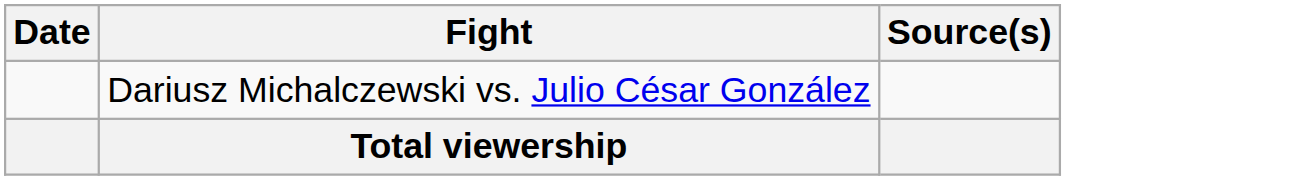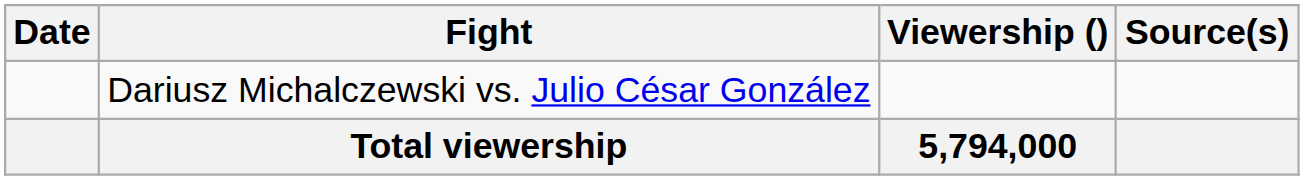+ column: (998, 32)
